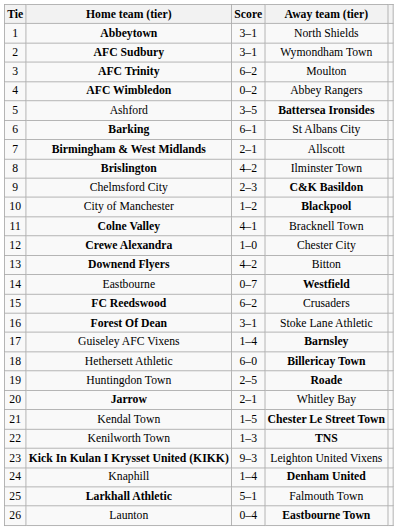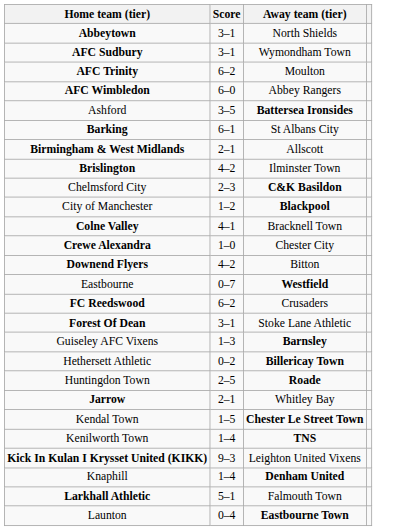- column: (15, 13)
(248, 90) 0–2 -> (227, 90) 6–0
(248, 341) 1–4 -> (227, 341) 1–3
(248, 361) 6–0 -> (227, 361) 0–2
(248, 438) 1–3 -> (227, 438) 1–4
